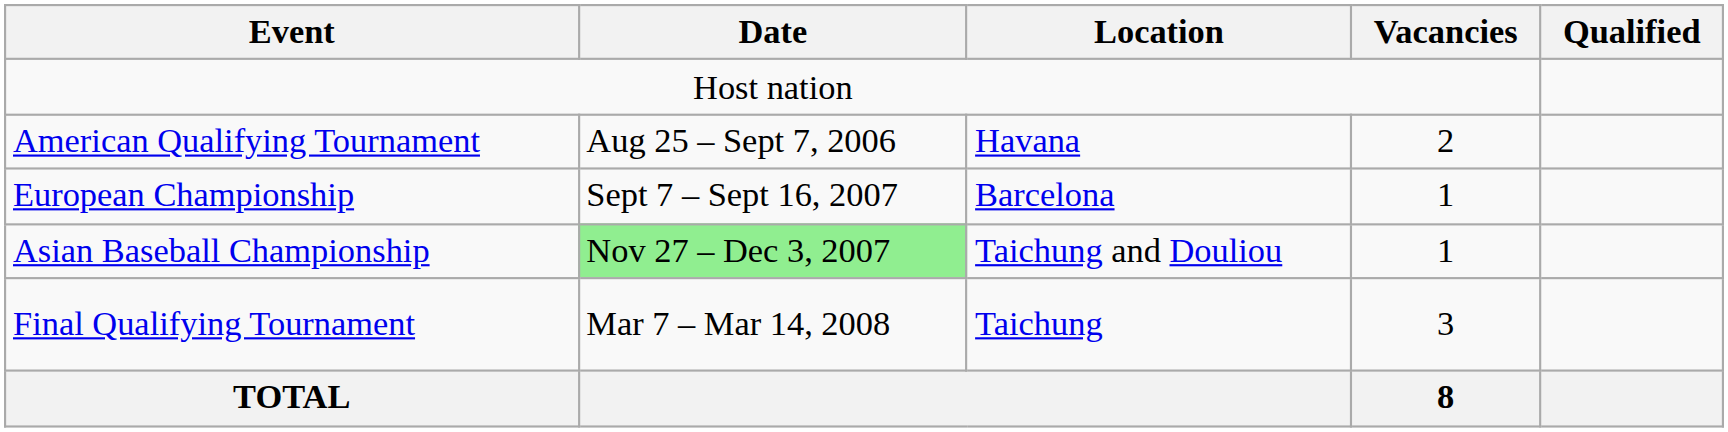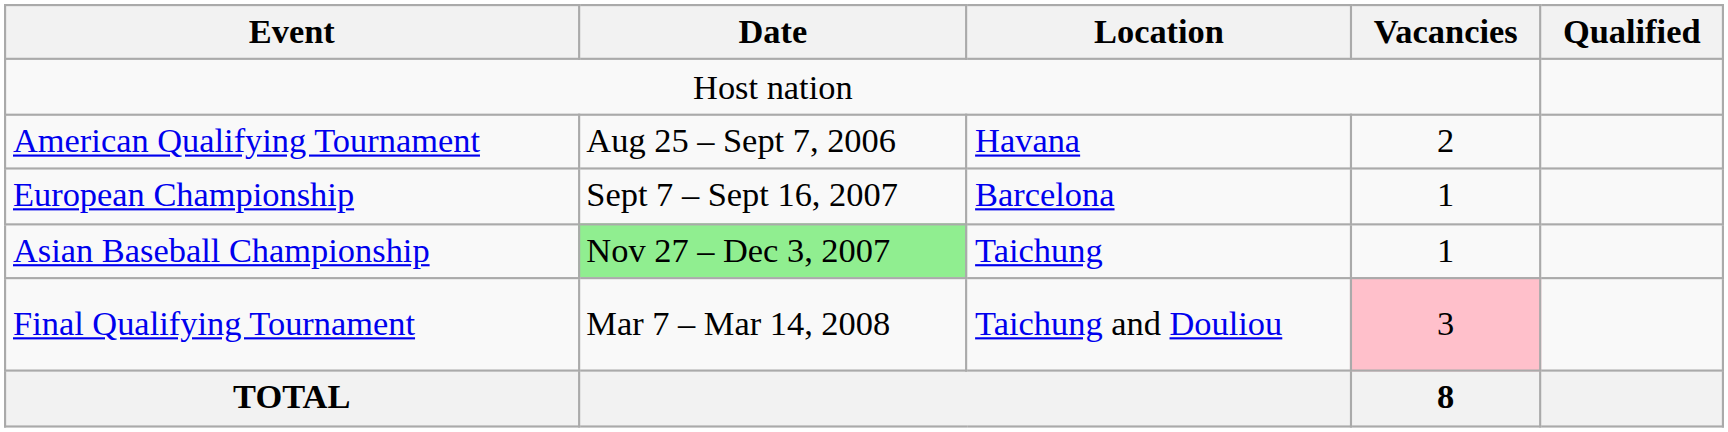(1129, 250) Taichung and Douliou -> (1039, 250) Taichung
(1039, 323) Taichung -> (1129, 323) Taichung and Douliou
(1446, 323) no background -> (1446, 323) pink background
